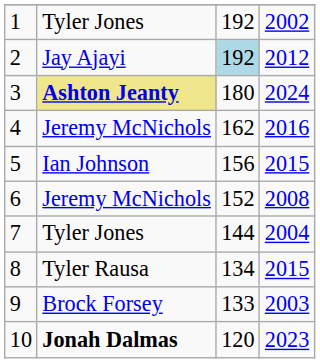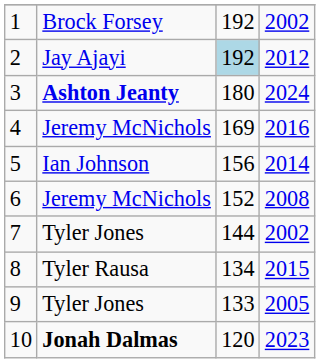(93, 22) Tyler Jones -> (103, 22) Brock Forsey
(111, 92) khaki background -> (111, 92) no background
(238, 127) 162 -> (238, 127) 169
(287, 163) 2015 -> (287, 163) 2014
(287, 233) 2004 -> (287, 233) 2002
(103, 304) Brock Forsey -> (93, 304) Tyler Jones
(287, 304) 2003 -> (287, 304) 2005
